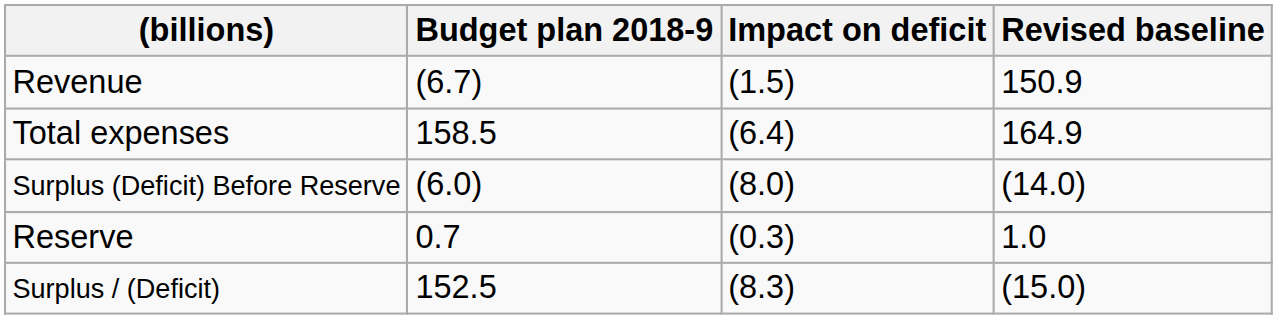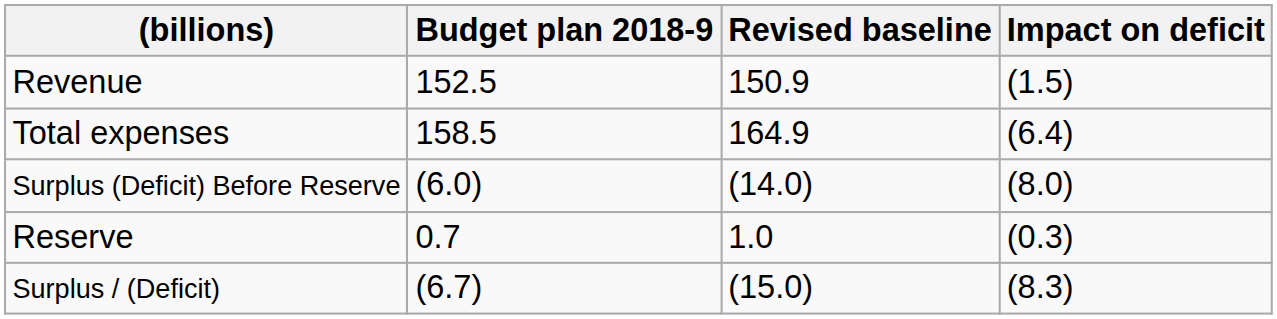columns swapped: (1133, 30) <-> (857, 30)
(449, 81) (6.7) -> (456, 81) 152.5
(456, 287) 152.5 -> (449, 287) (6.7)
